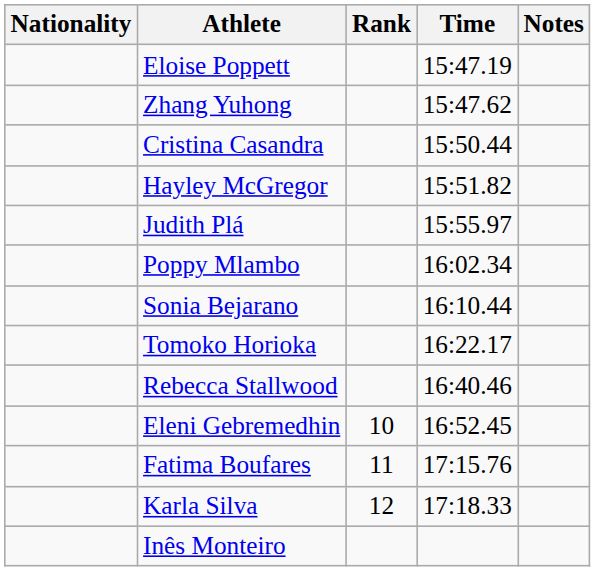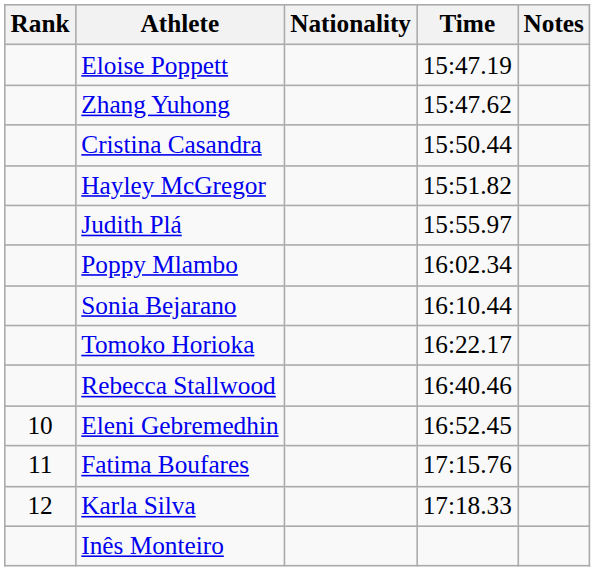columns swapped: (381, 24) <-> (71, 24)
